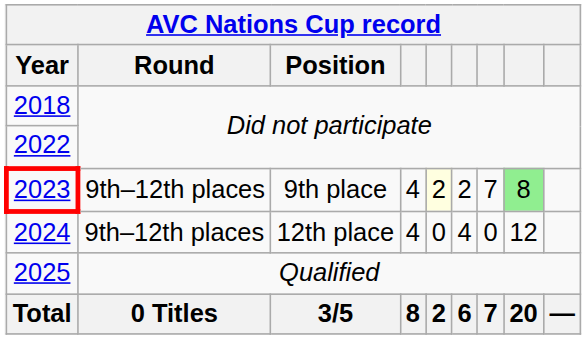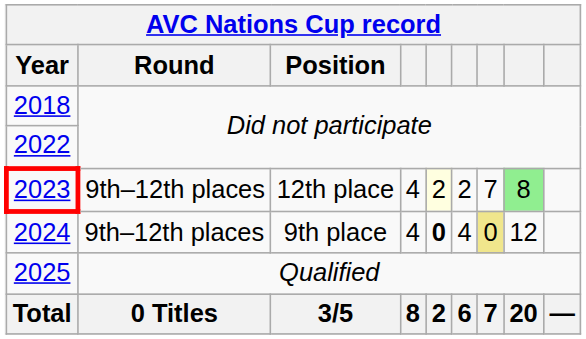(335, 189) 9th place -> (335, 189) 12th place
(335, 231) 12th place -> (335, 231) 9th place
(439, 231) normal -> (439, 231) bold
(491, 231) no background -> (491, 231) khaki background
